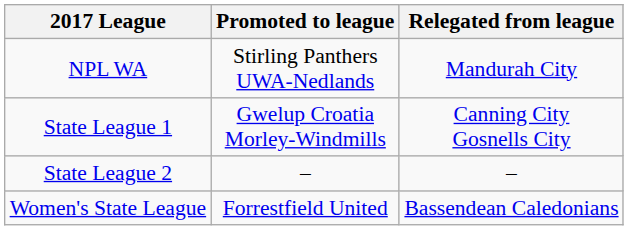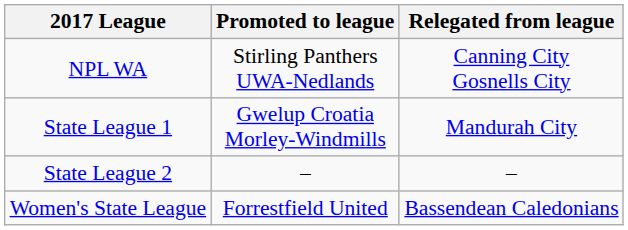(511, 68) Mandurah City -> (511, 68) Canning City Gosnells City
(511, 126) Canning City Gosnells City -> (511, 126) Mandurah City
